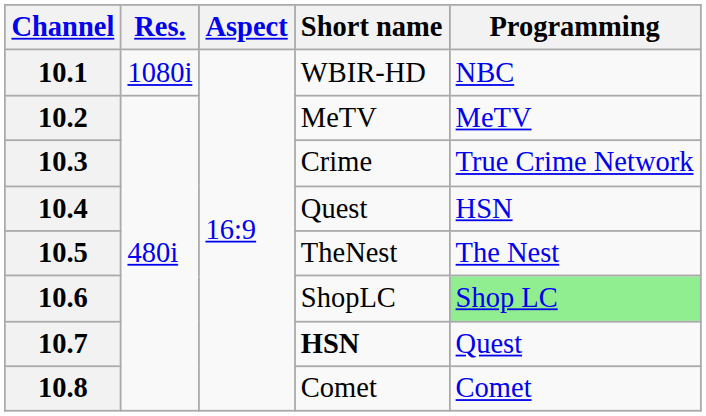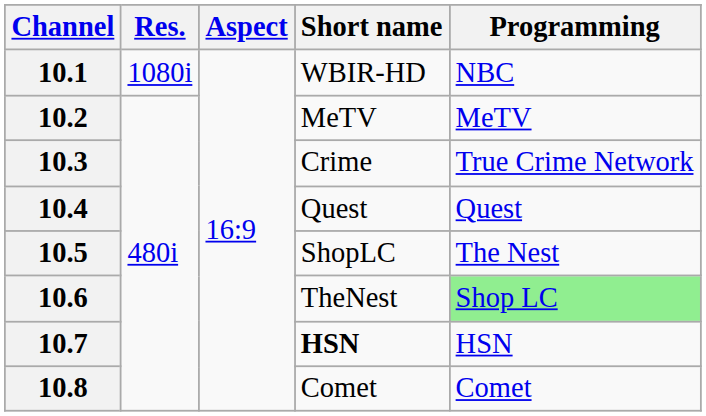(484, 207) HSN -> (489, 207) Quest
(349, 252) TheNest -> (348, 252) ShopLC
(348, 298) ShopLC -> (349, 298) TheNest
(489, 343) Quest -> (484, 343) HSN
